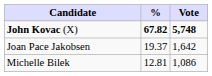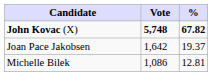columns swapped: (189, 12) <-> (156, 12)
